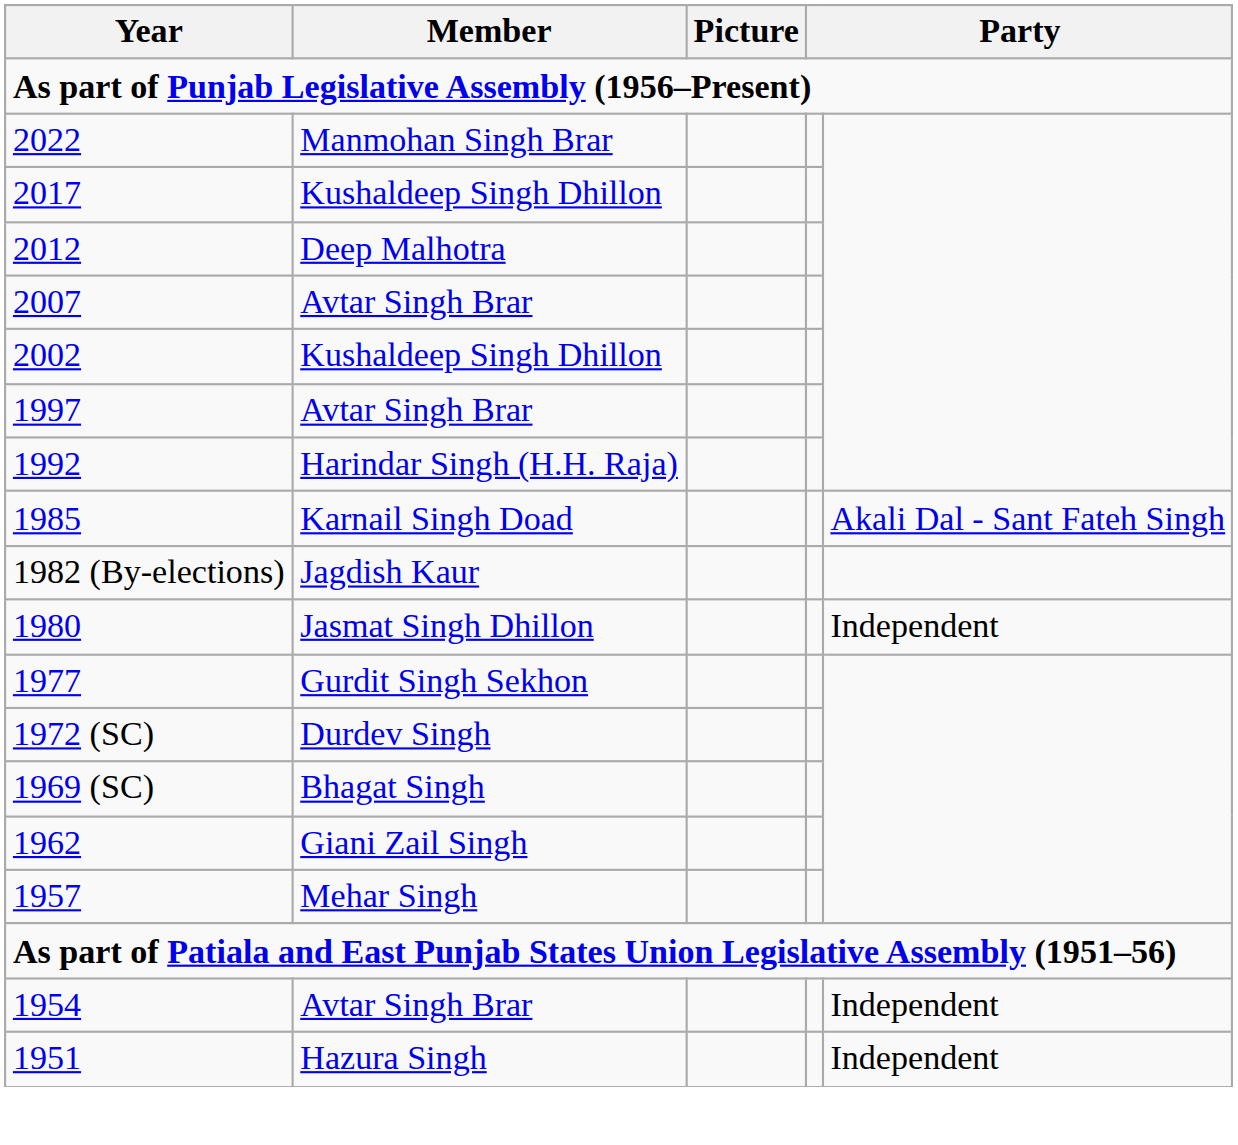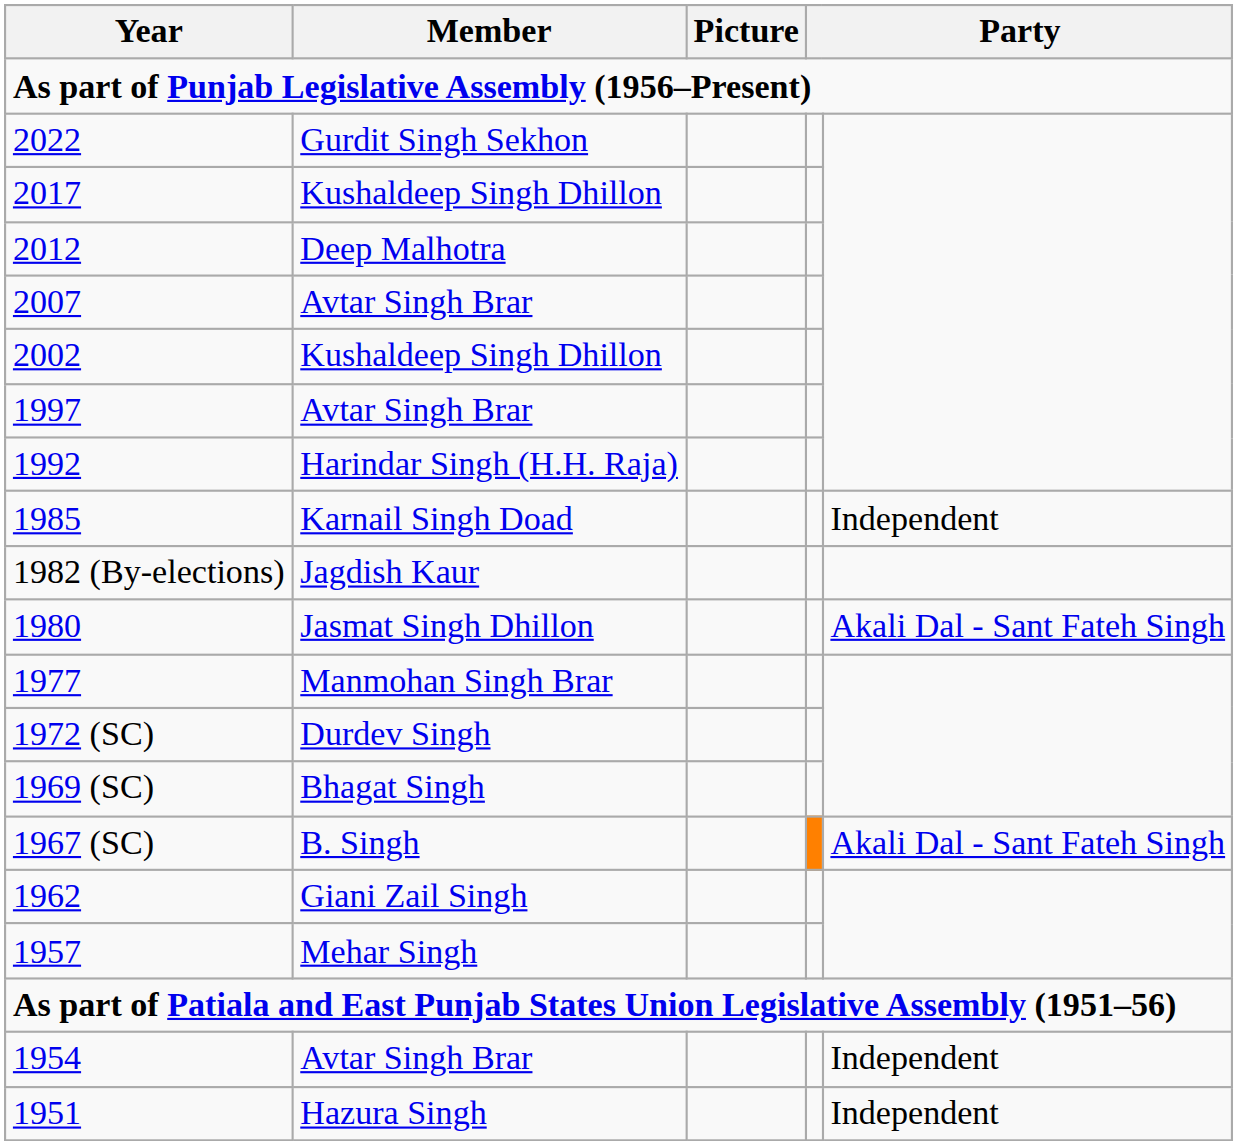(456, 139) Manmohan Singh Brar -> (444, 139) Gurdit Singh Sekhon
(1028, 517) Akali Dal - Sant Fateh Singh -> (915, 517) Independent
(915, 626) Independent -> (1028, 626) Akali Dal - Sant Fateh Singh
(444, 680) Gurdit Singh Sekhon -> (456, 680) Manmohan Singh Brar
+ row: (83, 842)
